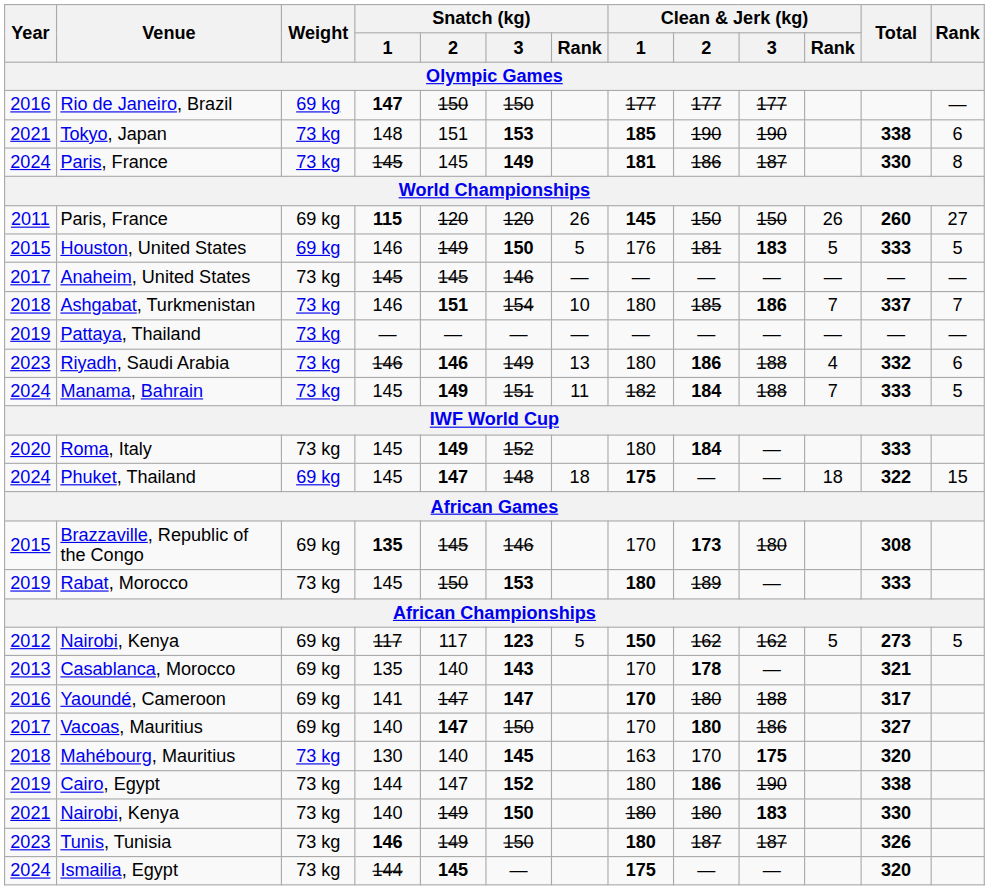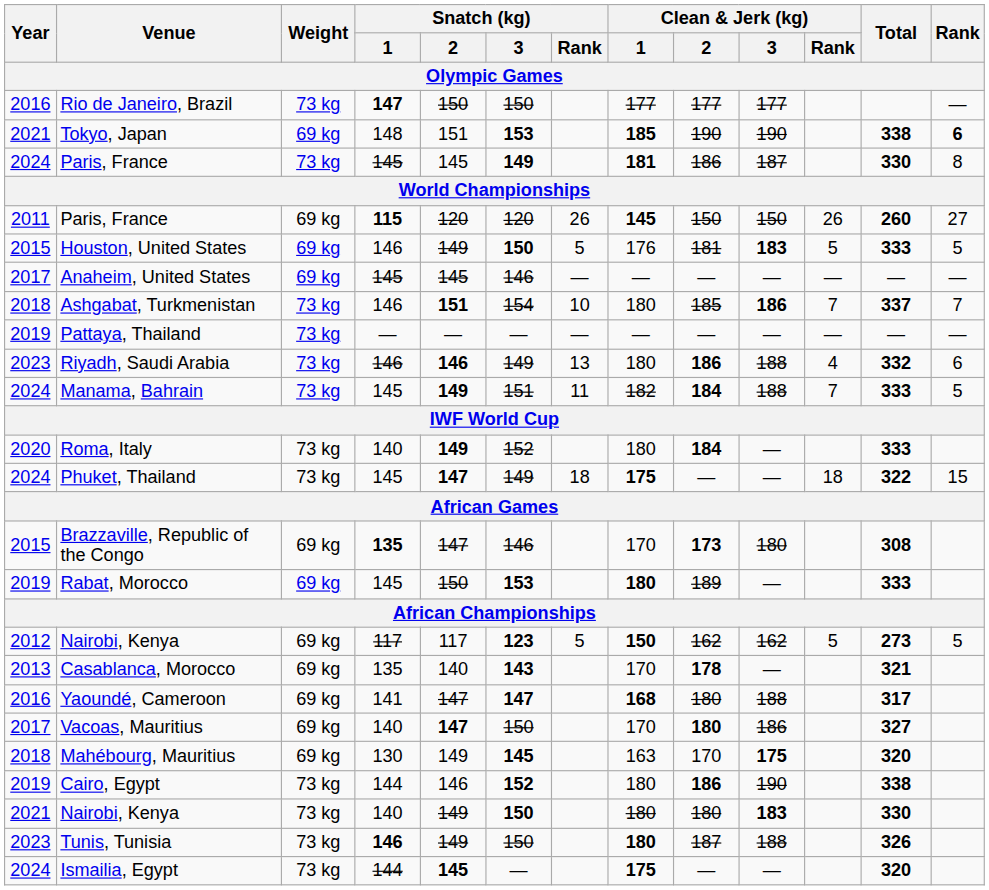(318, 104) 69 kg -> (318, 104) 73 kg
(318, 133) 73 kg -> (318, 133) 69 kg
(958, 133) normal -> (958, 133) bold
(318, 276) 73 kg -> (318, 276) 69 kg
(388, 448) 145 -> (388, 448) 140
(318, 477) 69 kg -> (318, 477) 73 kg
(519, 477) 148 -> (519, 477) 149
(453, 545) 145 -> (453, 545) 147
(318, 583) 73 kg -> (318, 583) 69 kg
(641, 698) 170 -> (641, 698) 168
(318, 756) 73 kg -> (318, 756) 69 kg
(453, 756) 140 -> (453, 756) 149
(453, 784) 147 -> (453, 784) 146
(772, 842) 187 -> (772, 842) 188
